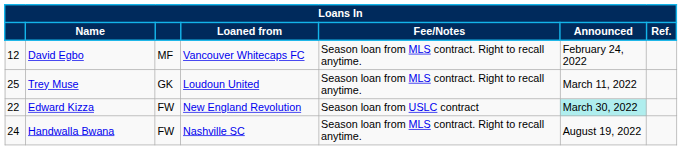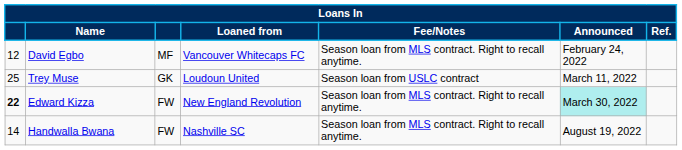(433, 85) Season loan from MLS contract. Right to recall anytime. -> (400, 79) Season loan from USLC contract
(13, 108) normal -> (13, 102) bold
(400, 108) Season loan from USLC contract -> (433, 102) Season loan from MLS contract. Right to recall anytime.
(13, 131) 24 -> (13, 131) 14
